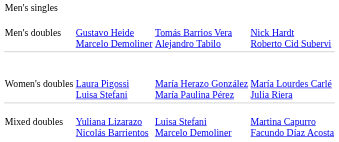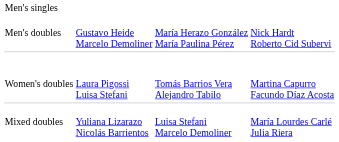(193, 38) Tomás Barrios Vera Alejandro Tabilo -> (201, 38) María Herazo González María Paulina Pérez
(201, 89) María Herazo González María Paulina Pérez -> (193, 89) Tomás Barrios Vera Alejandro Tabilo
(291, 89) María Lourdes Carlé Julia Riera -> (292, 89) Martina Capurro Facundo Díaz Acosta
(292, 127) Martina Capurro Facundo Díaz Acosta -> (291, 127) María Lourdes Carlé Julia Riera
